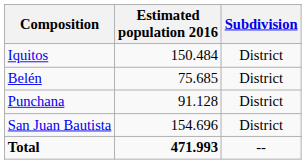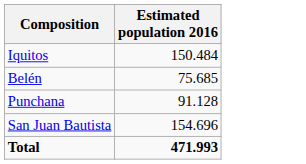- column: (261, 24)
